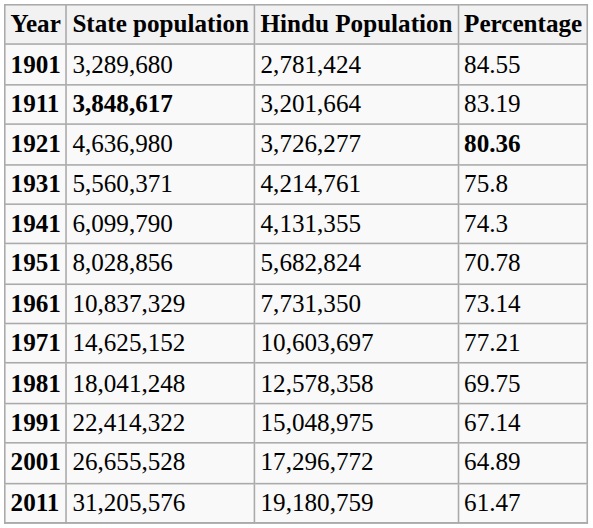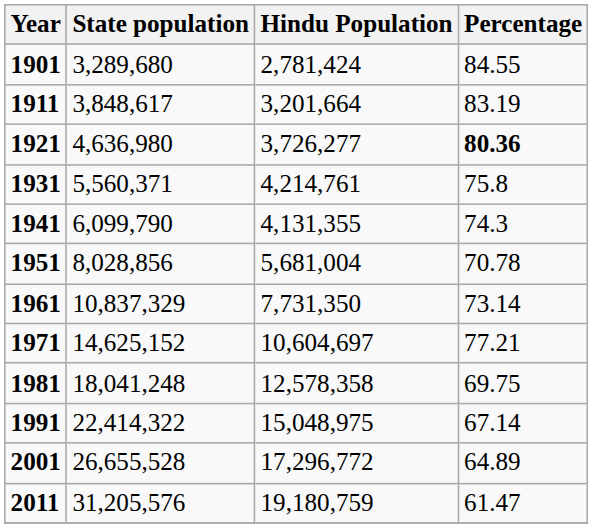(123, 104) bold -> (123, 104) normal
(311, 263) 5,682,824 -> (311, 263) 5,681,004
(317, 343) 10,603,697 -> (317, 343) 10,604,697
